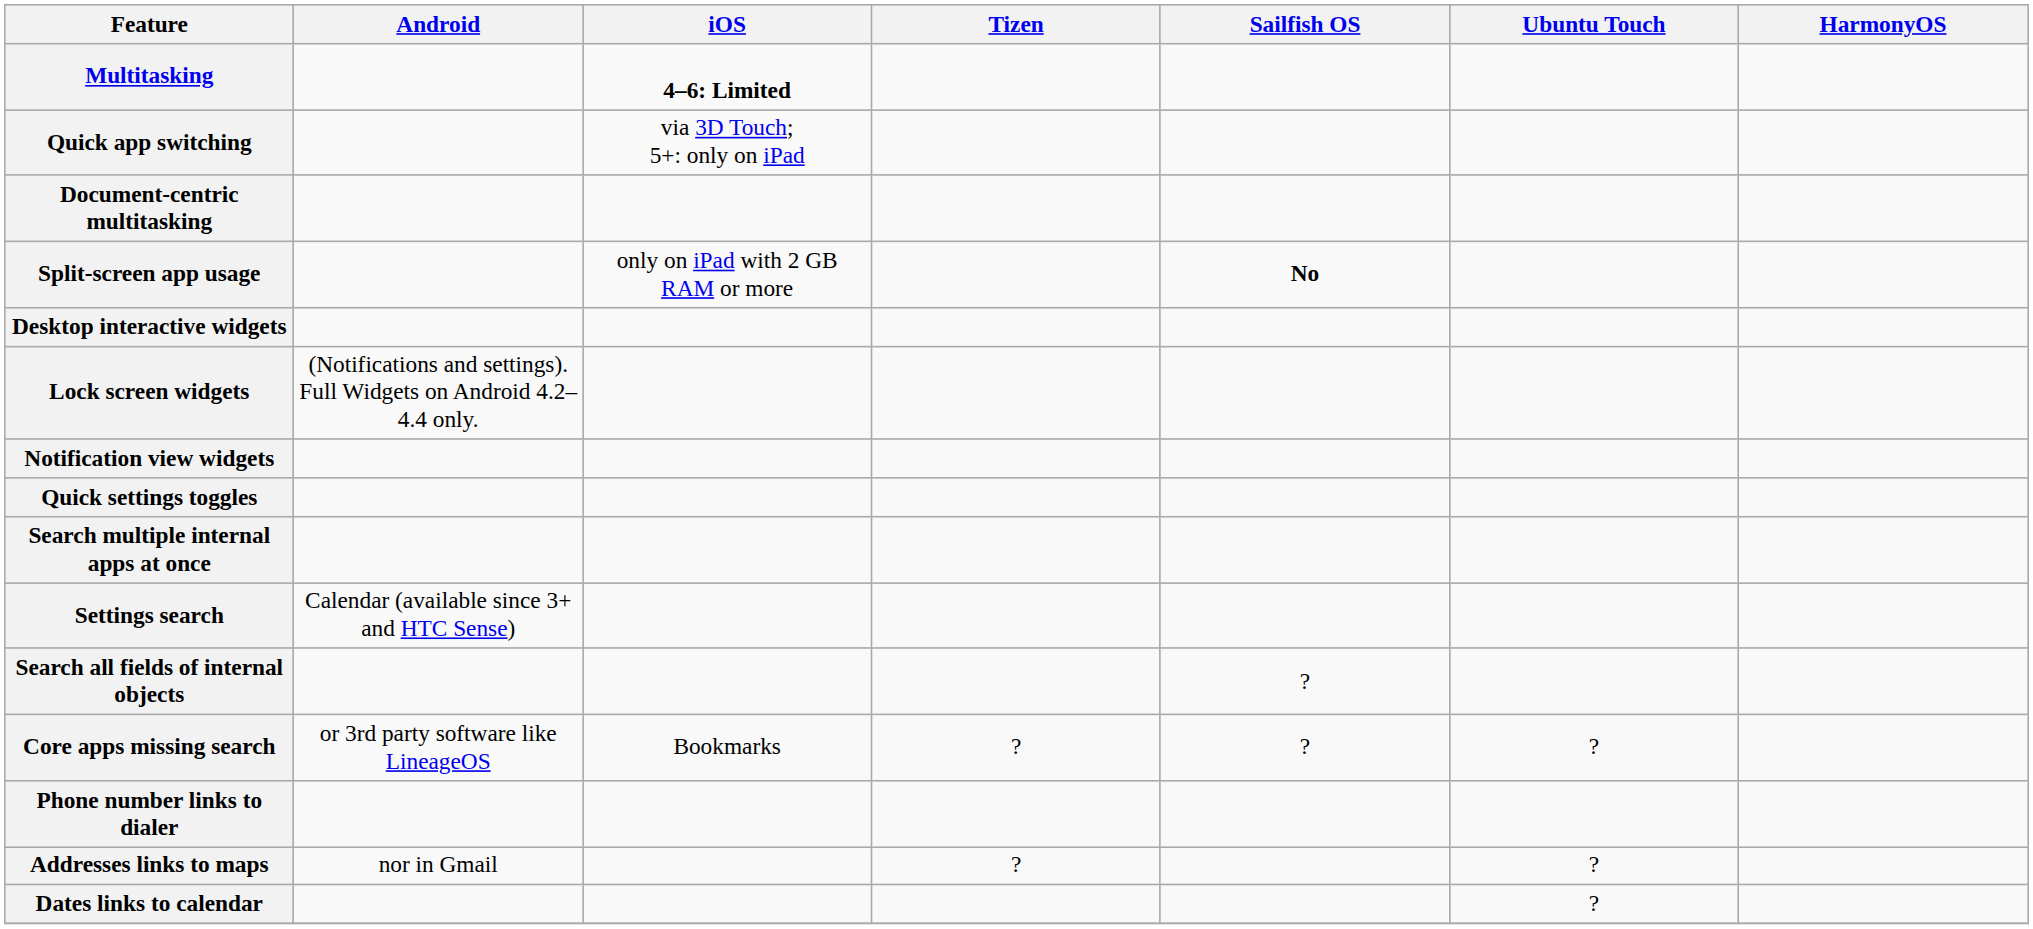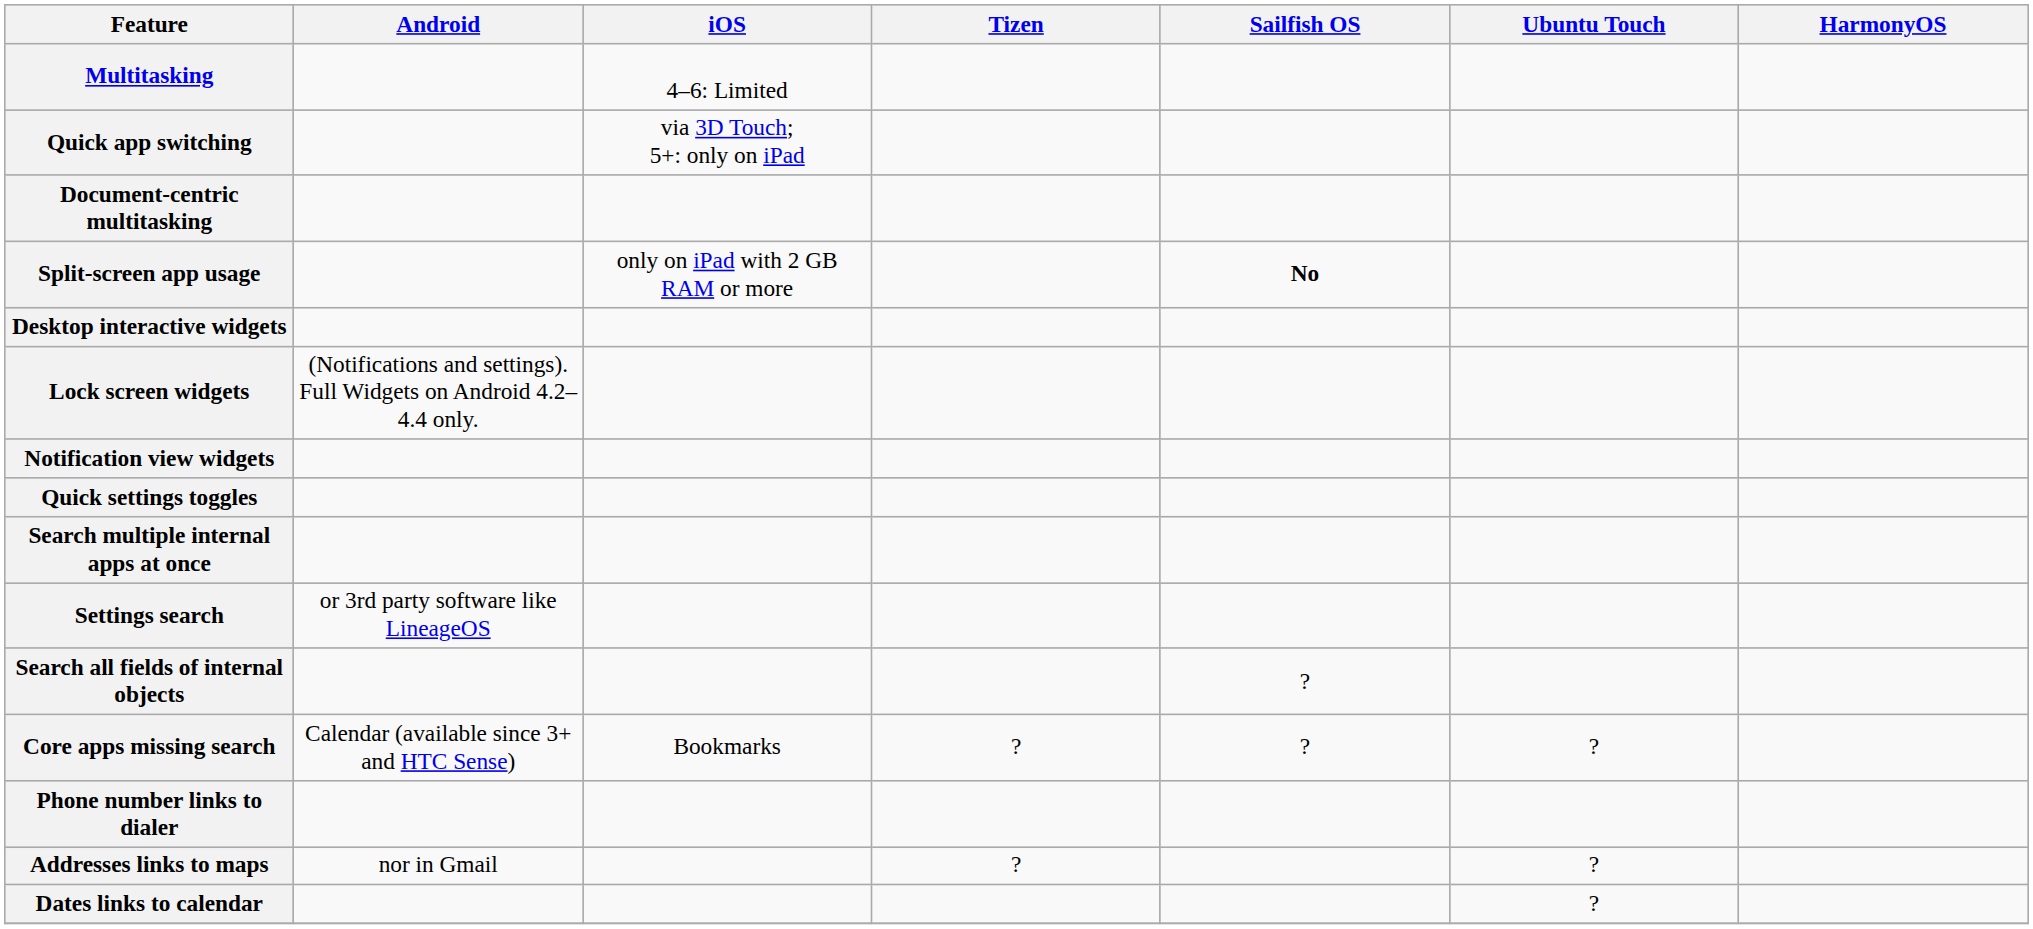(727, 90) bold -> (727, 90) normal
(438, 615) Calendar (available since 3+ and HTC Sense) -> (438, 615) or 3rd party software like LineageOS
(438, 747) or 3rd party software like LineageOS -> (438, 747) Calendar (available since 3+ and HTC Sense)
